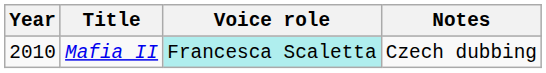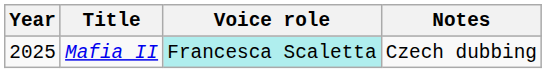(33, 52) 2010 -> (33, 52) 2025
